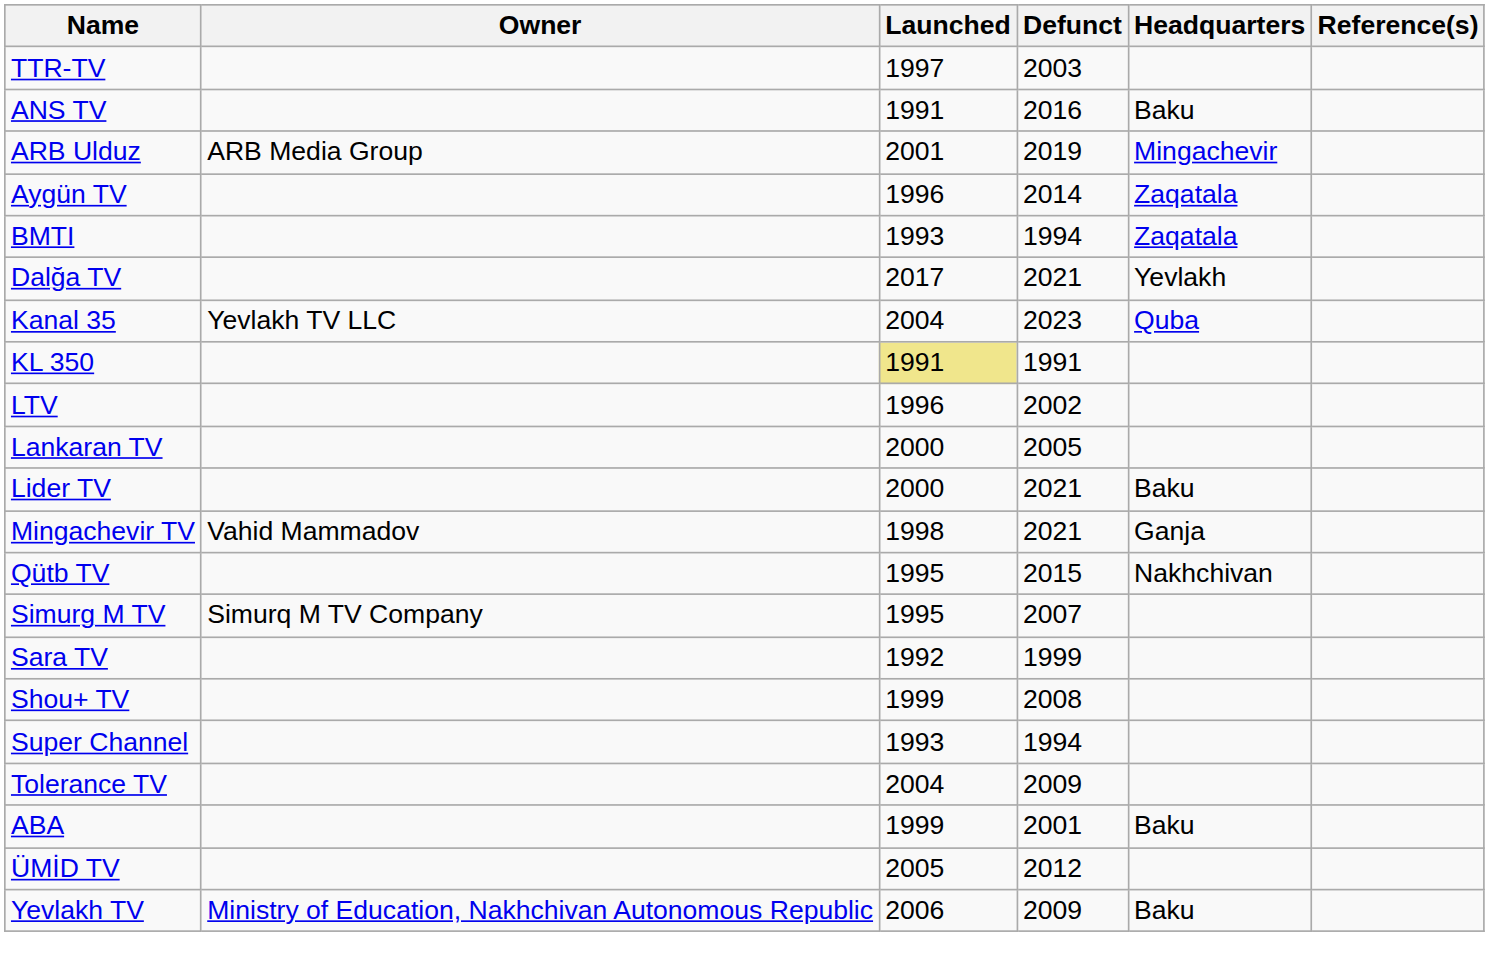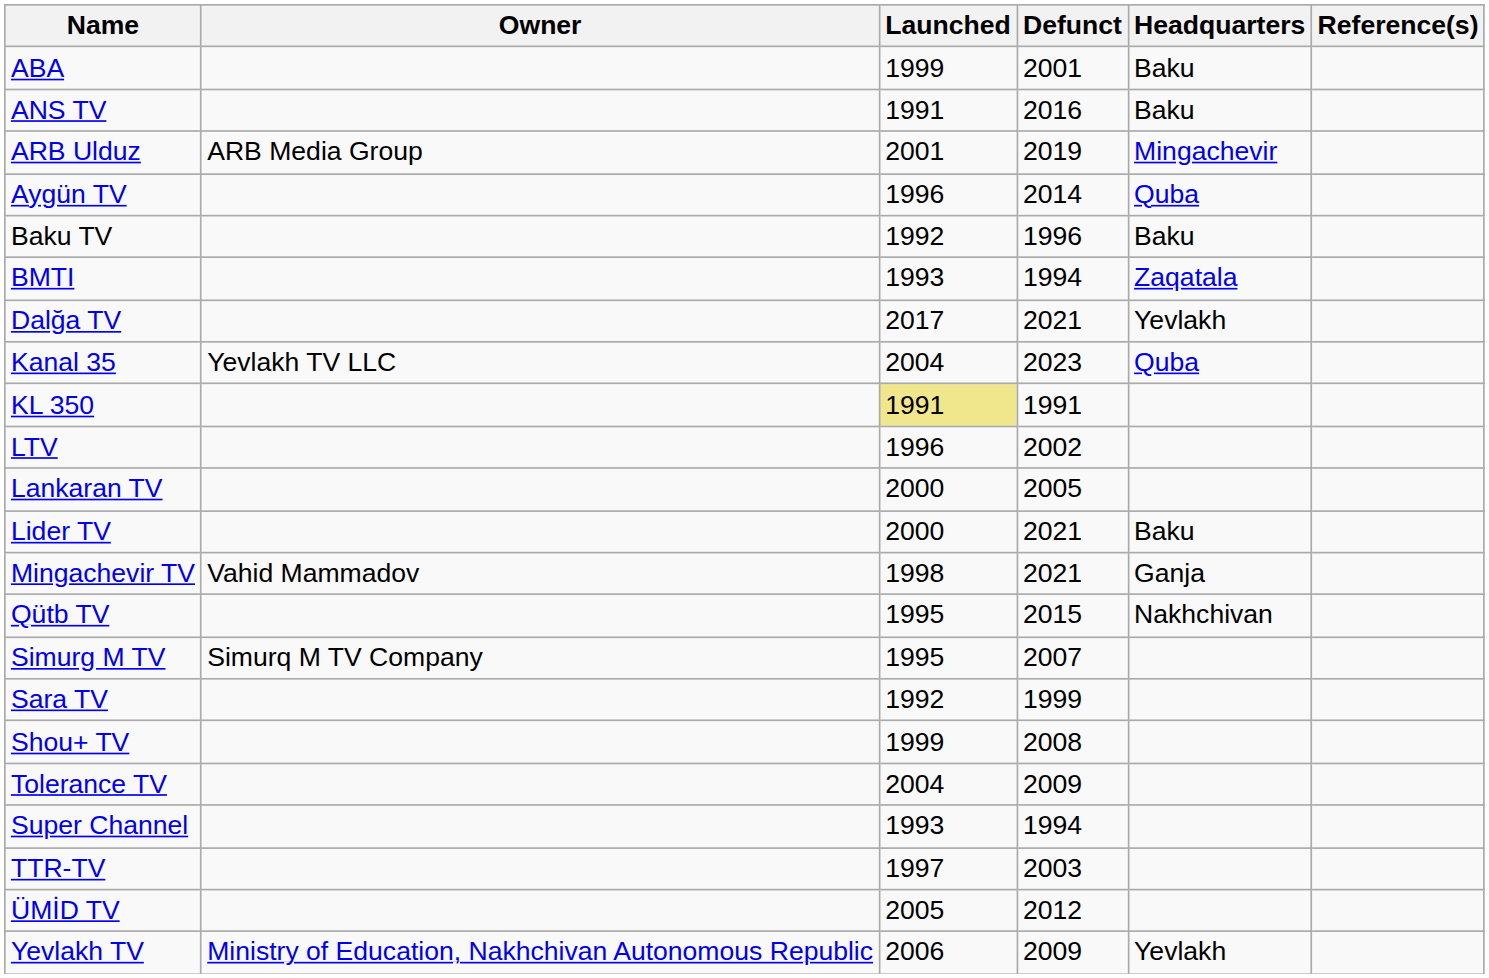rows swapped: (38, 825) <-> (58, 67)
(1186, 194) Zaqatala -> (1167, 194) Quba
+ row: (62, 236)
rows swapped: (100, 741) <-> (89, 783)
(1164, 910) Baku -> (1180, 952) Yevlakh
